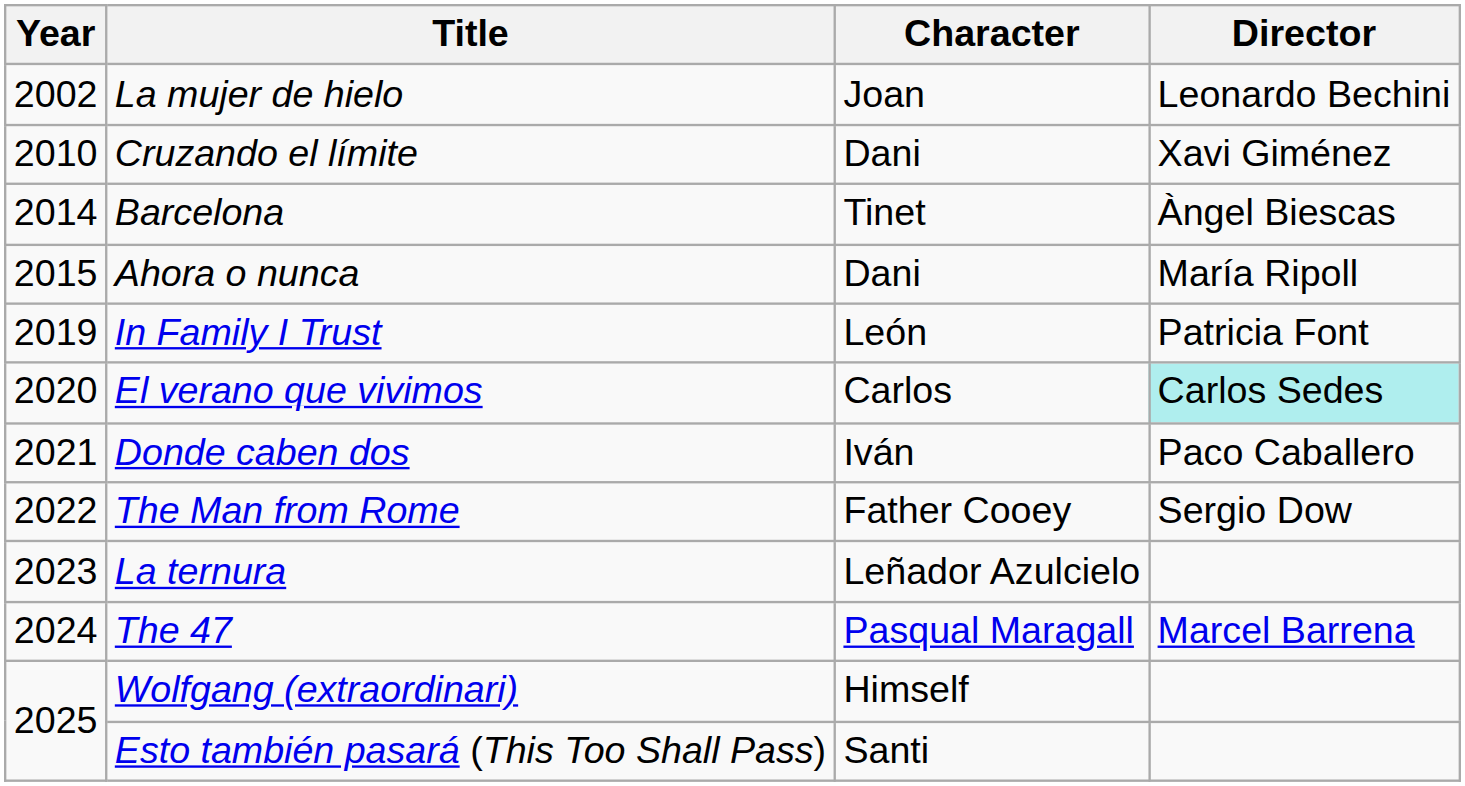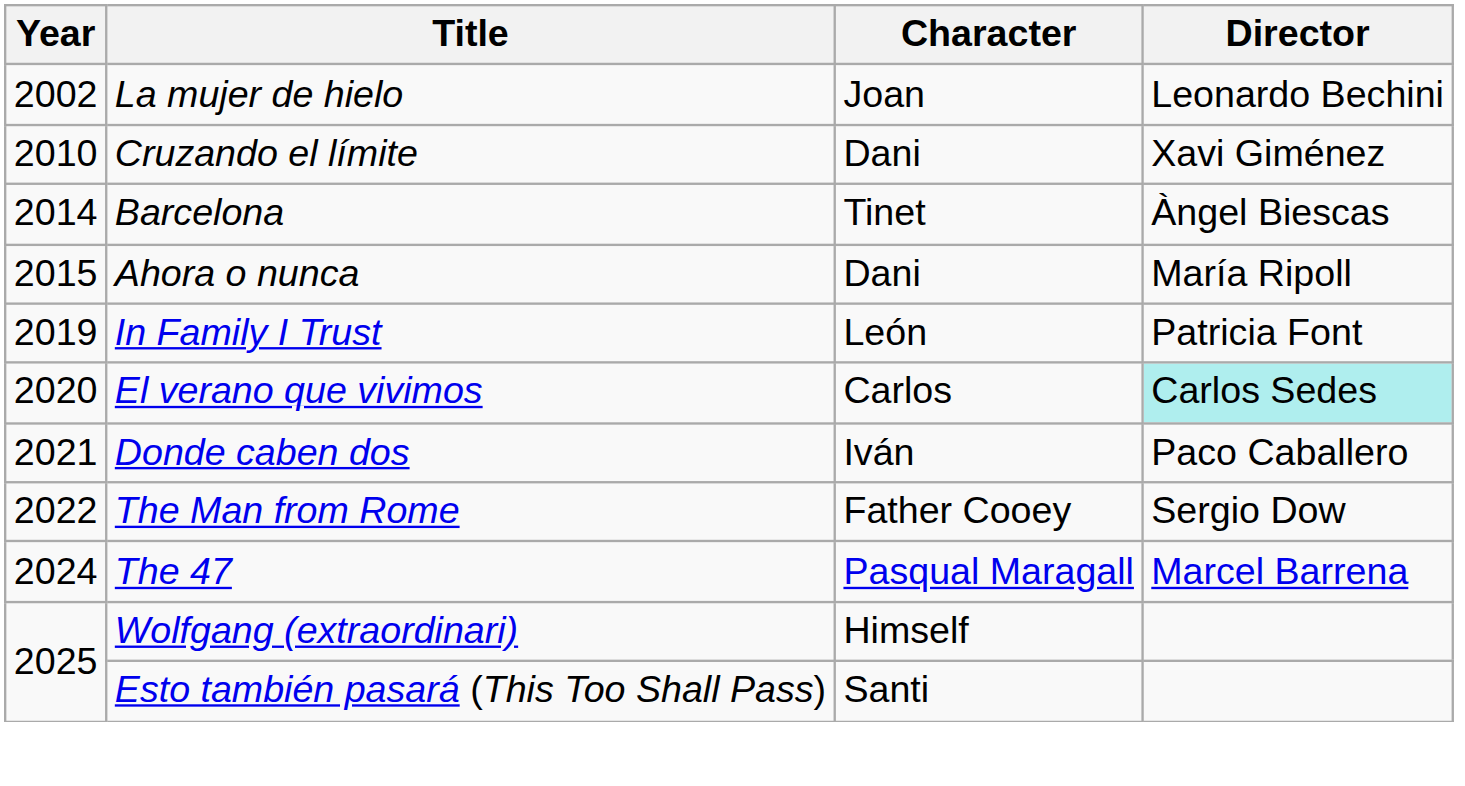- row: (201, 570)
